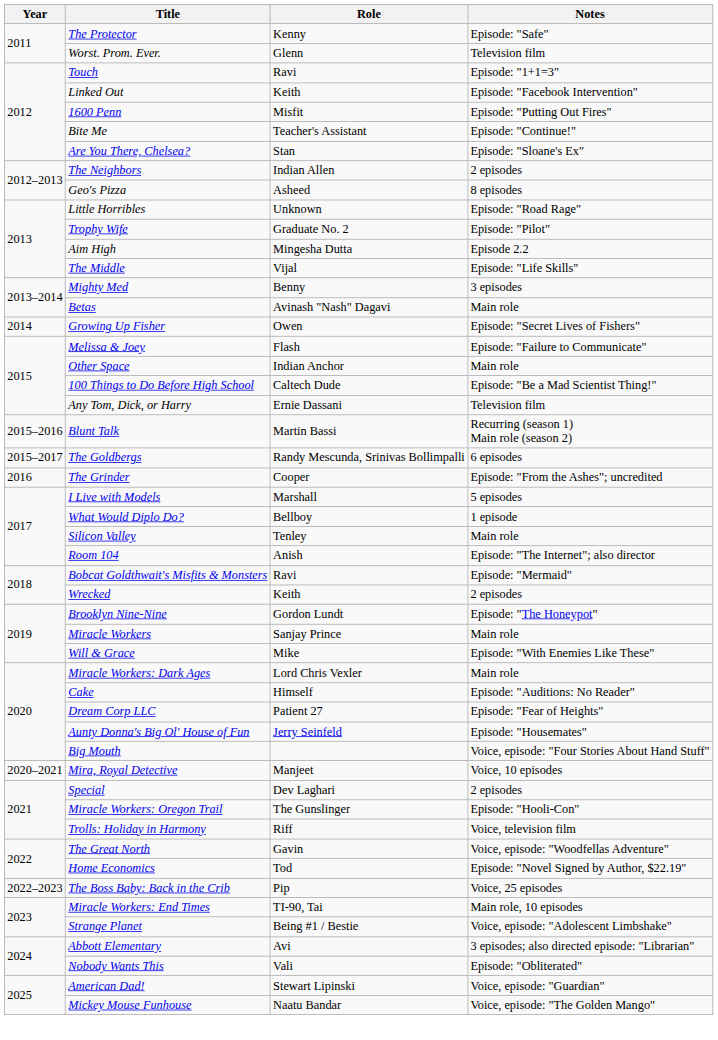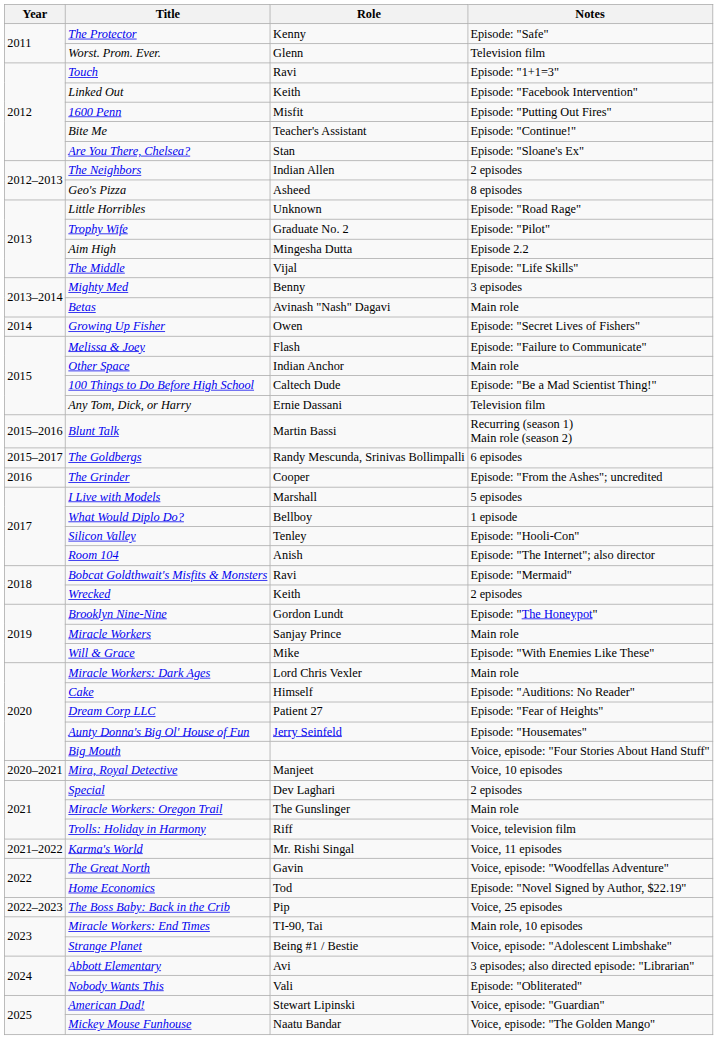(495, 536) Main role -> (525, 536) Episode: "Hooli-Con"
(525, 809) Episode: "Hooli-Con" -> (495, 809) Main role
+ row: (106, 848)
